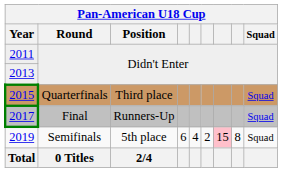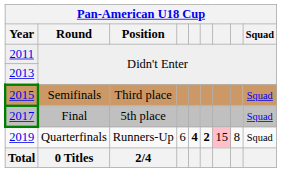(75, 95) Quarterfinals -> (74, 95) Semifinals
(144, 116) Runners-Up -> (143, 116) 5th place
(74, 137) Semifinals -> (74, 137) Quarterfinals
(144, 137) 5th place -> (143, 137) Runners-Up
(195, 137) normal -> (195, 137) bold
(207, 137) normal -> (207, 137) bold
